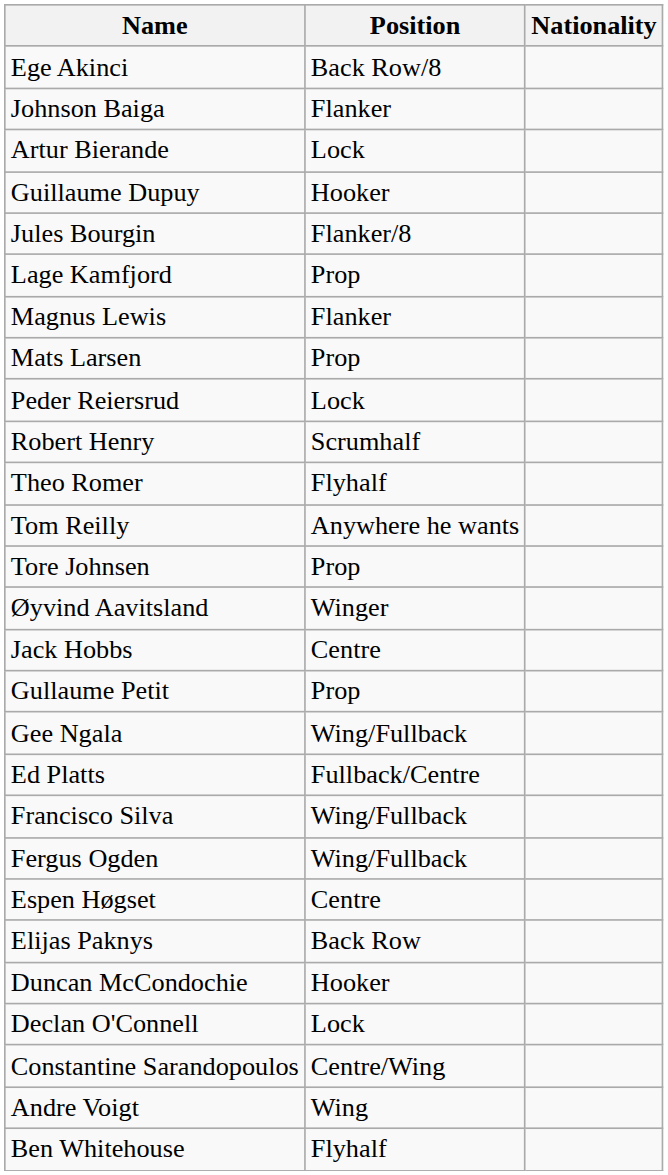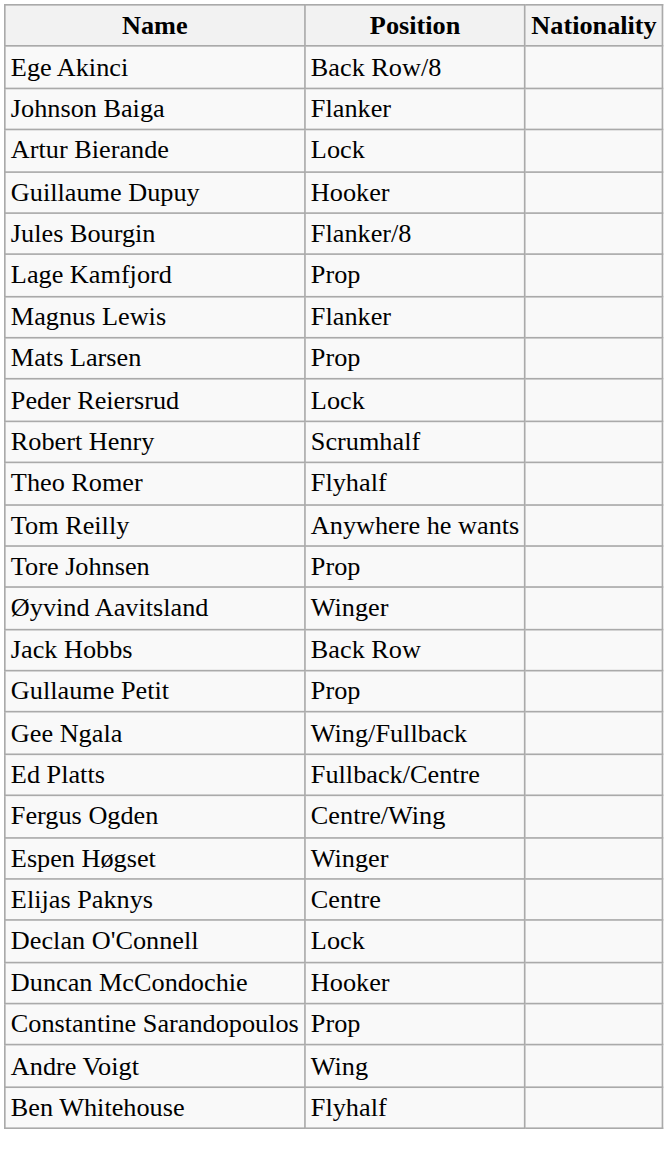(346, 649) Centre -> (366, 649) Back Row
- row: (92, 815)
(389, 857) Wing/Fullback -> (378, 815) Centre/Wing
(346, 899) Centre -> (350, 857) Winger
(366, 940) Back Row -> (346, 899) Centre
rows swapped: (129, 982) <-> (105, 1024)
(378, 1065) Centre/Wing -> (336, 1024) Prop
